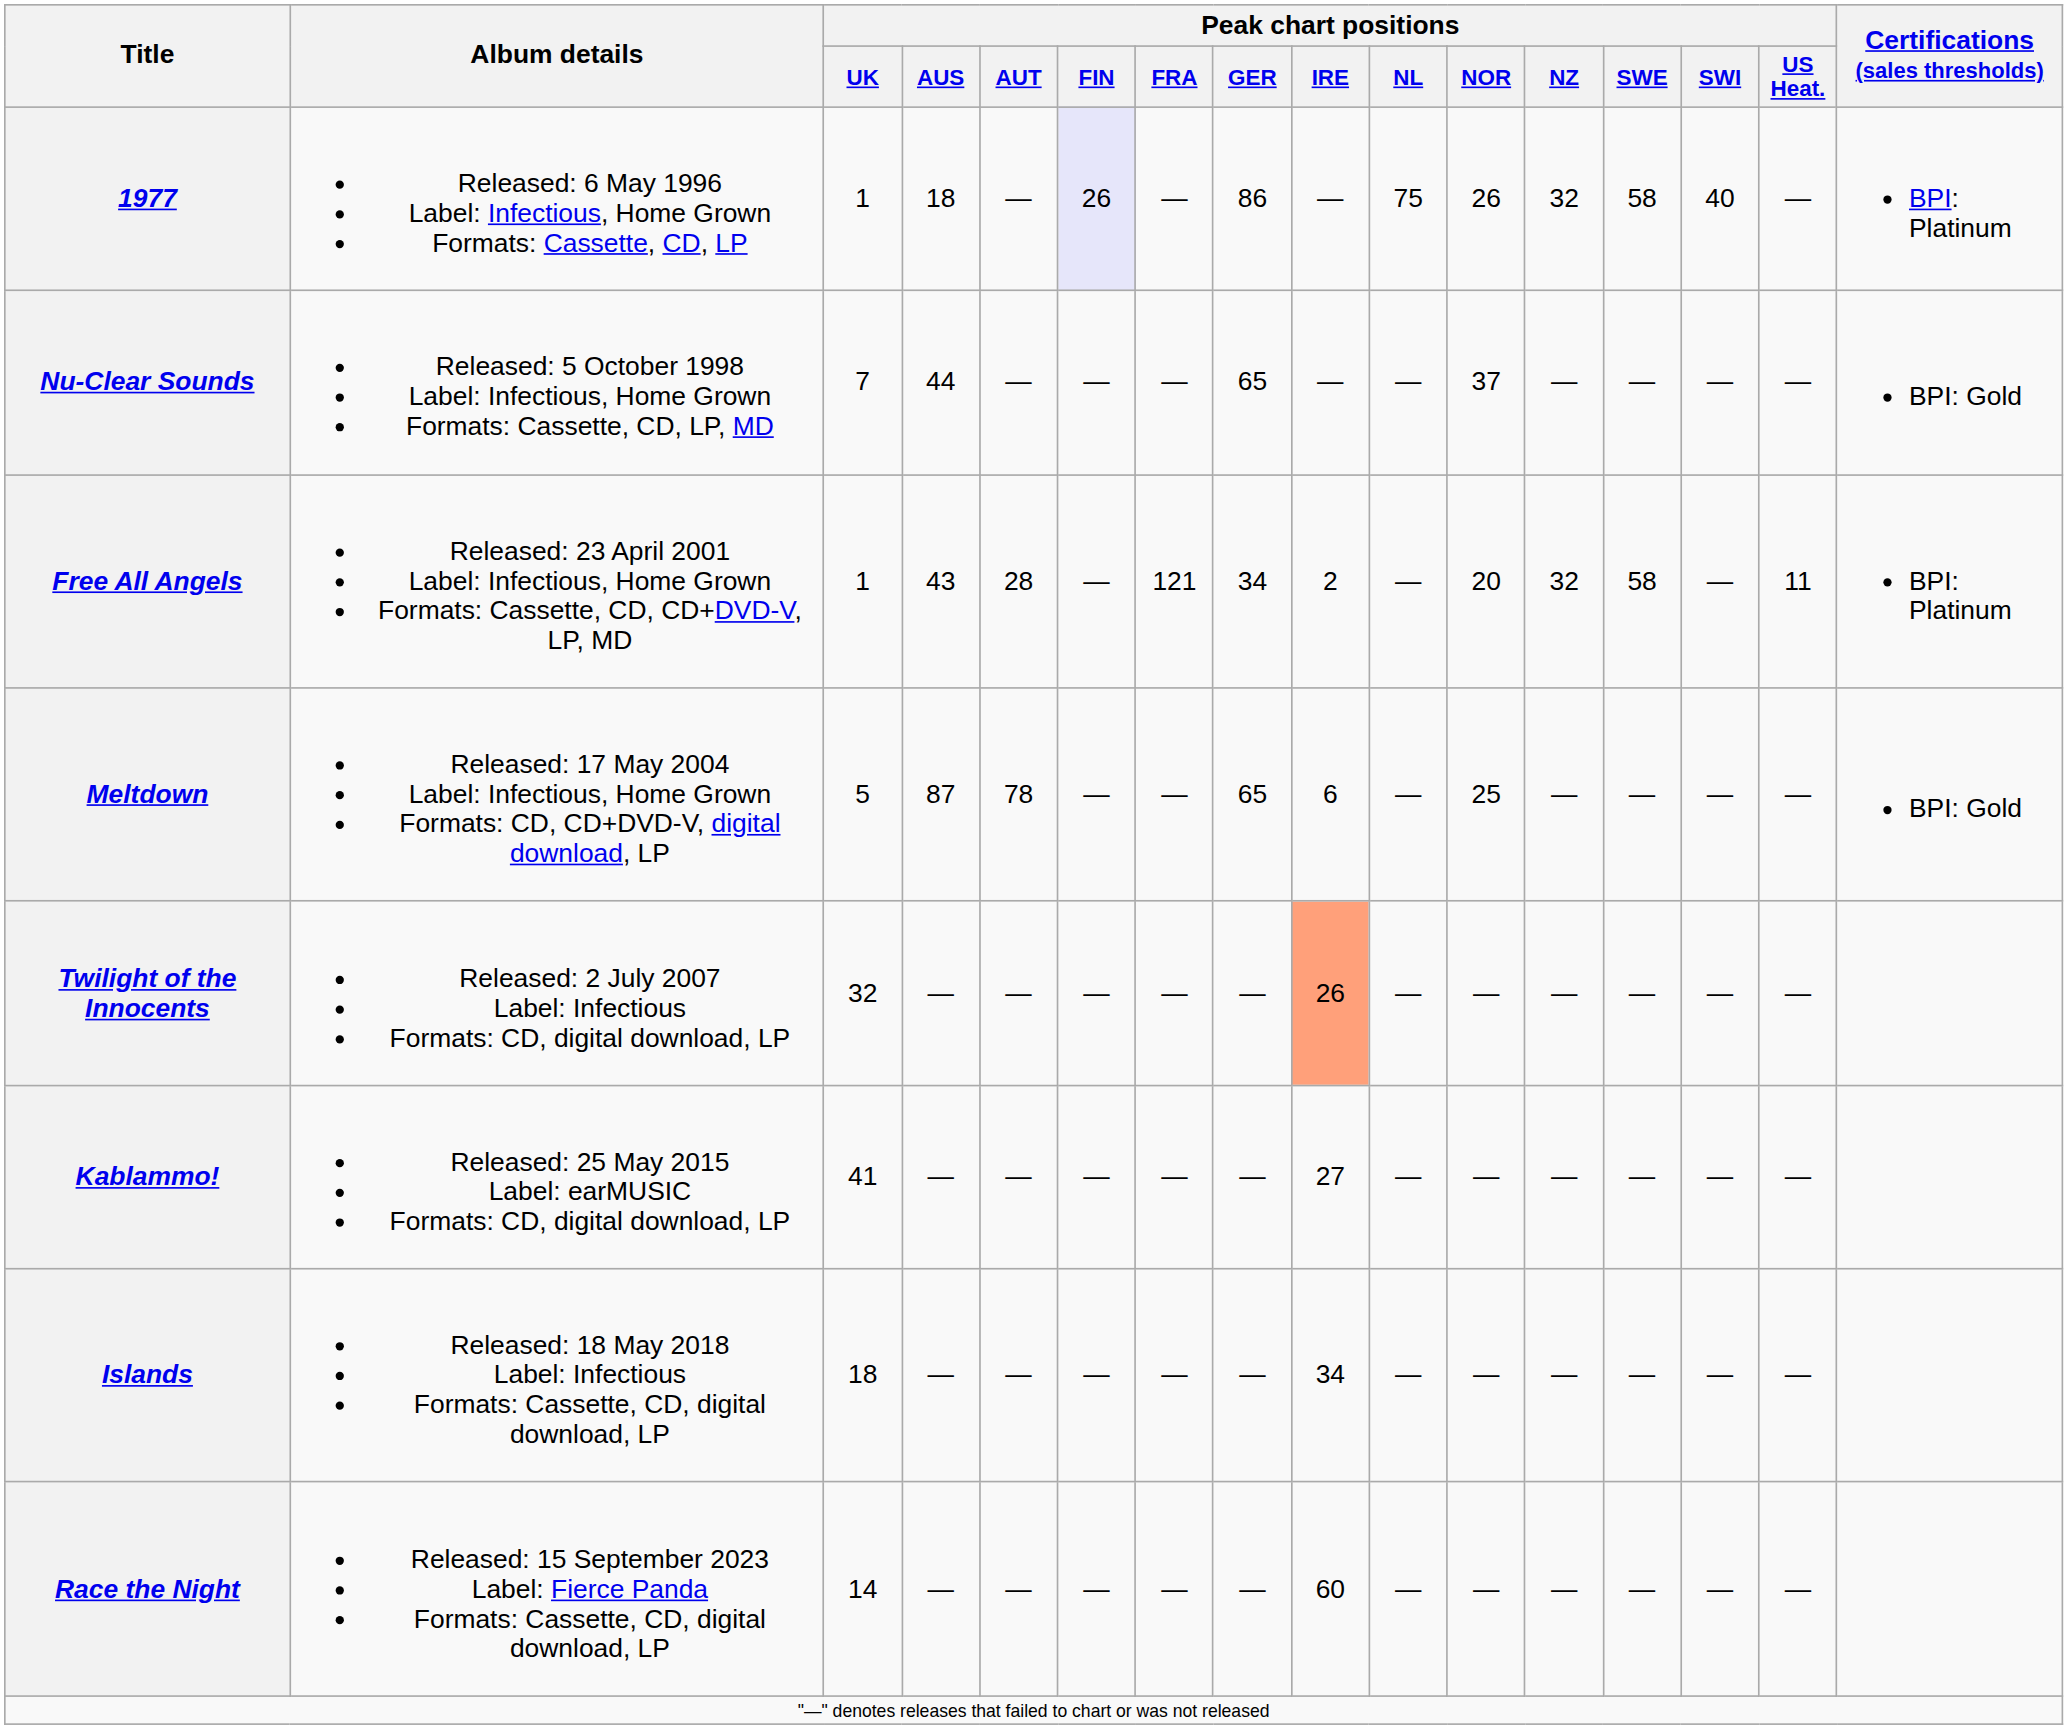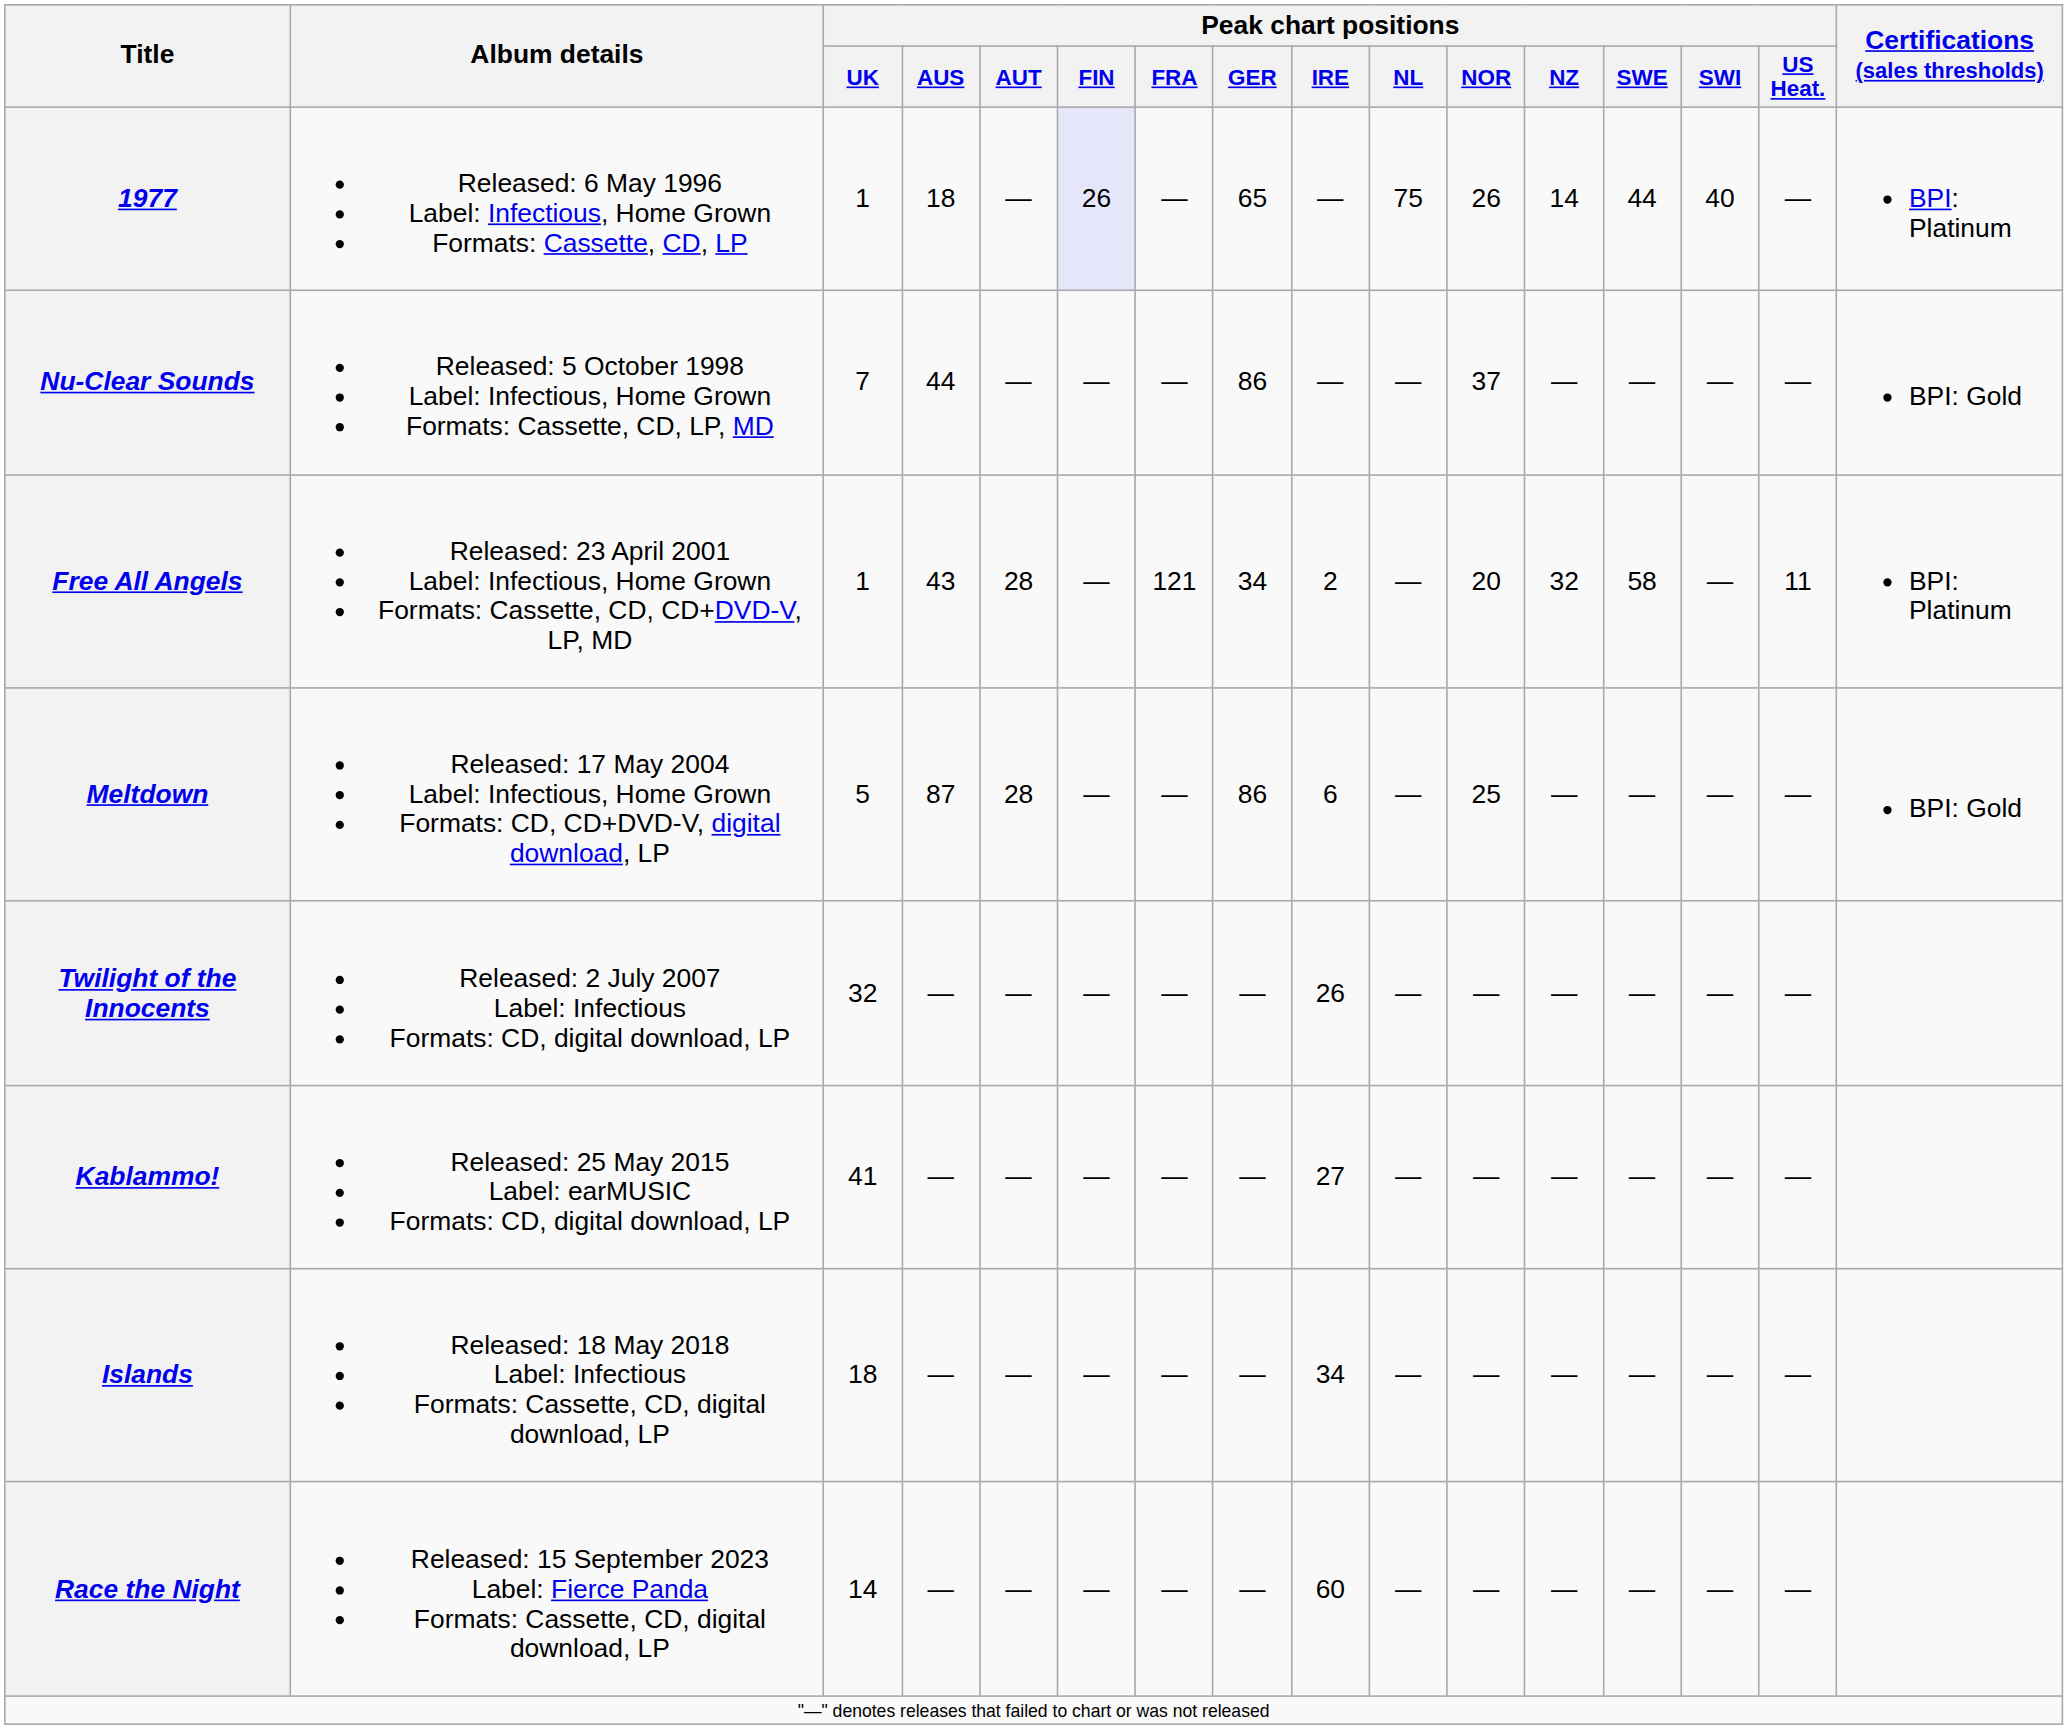(1252, 198) 86 -> (1252, 198) 65
(1564, 198) 32 -> (1564, 198) 14
(1642, 198) 58 -> (1642, 198) 44
(1252, 382) 65 -> (1252, 382) 86
(1019, 794) 78 -> (1019, 794) 28
(1252, 794) 65 -> (1252, 794) 86
(1330, 992) lightsalmon background -> (1330, 992) no background
